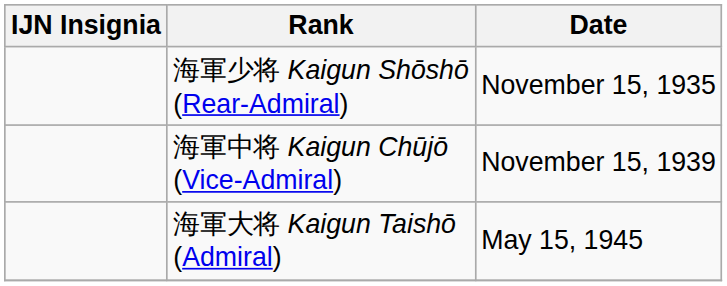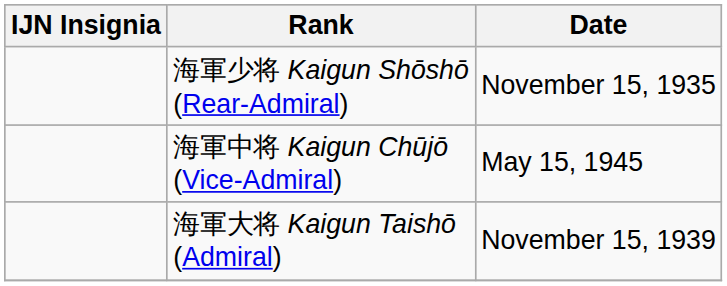(598, 163) November 15, 1939 -> (562, 163) May 15, 1945
(562, 240) May 15, 1945 -> (598, 240) November 15, 1939
